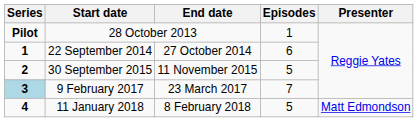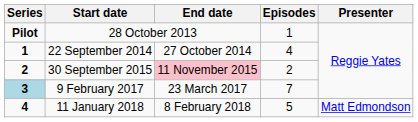(289, 51) 6 -> (289, 51) 4
(207, 70) no background -> (207, 70) pink background
(289, 70) 5 -> (289, 70) 2
